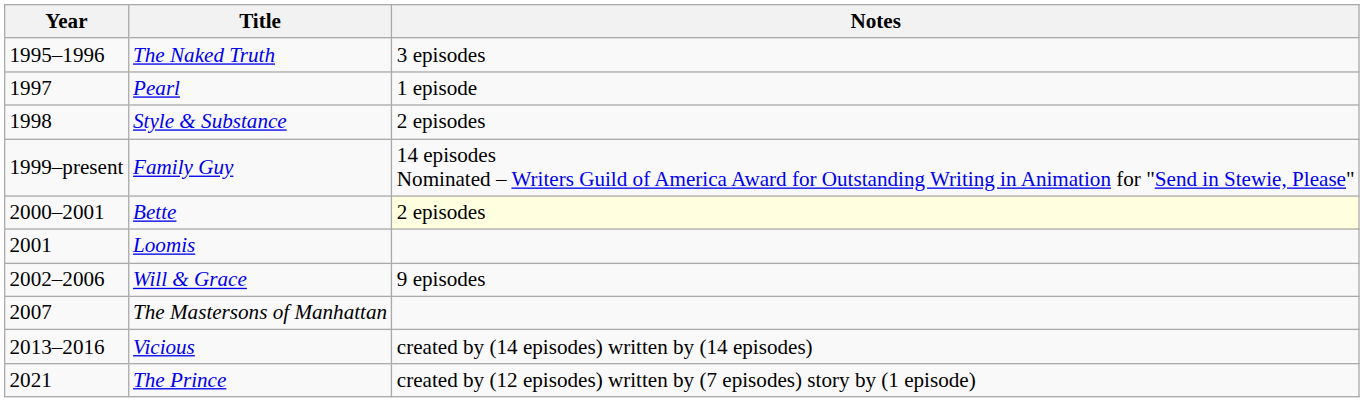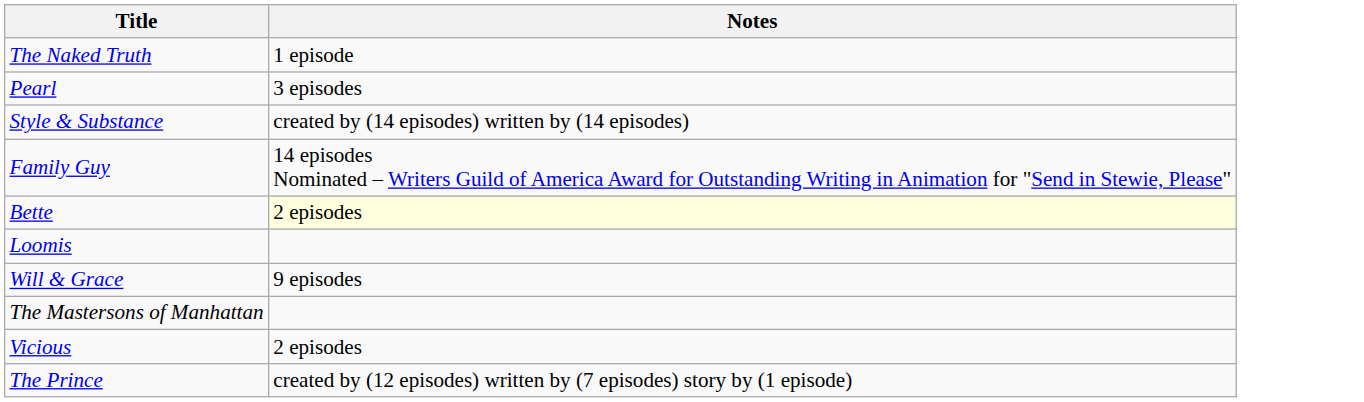- column: (66, 21)
(441, 54) 3 episodes -> (313, 54) 1 episode
(437, 88) 1 episode -> (318, 88) 3 episodes
(441, 121) 2 episodes -> (481, 121) created by (14 episodes) written by (14 episodes)
(605, 346) created by (14 episodes) written by (14 episodes) -> (318, 346) 2 episodes
